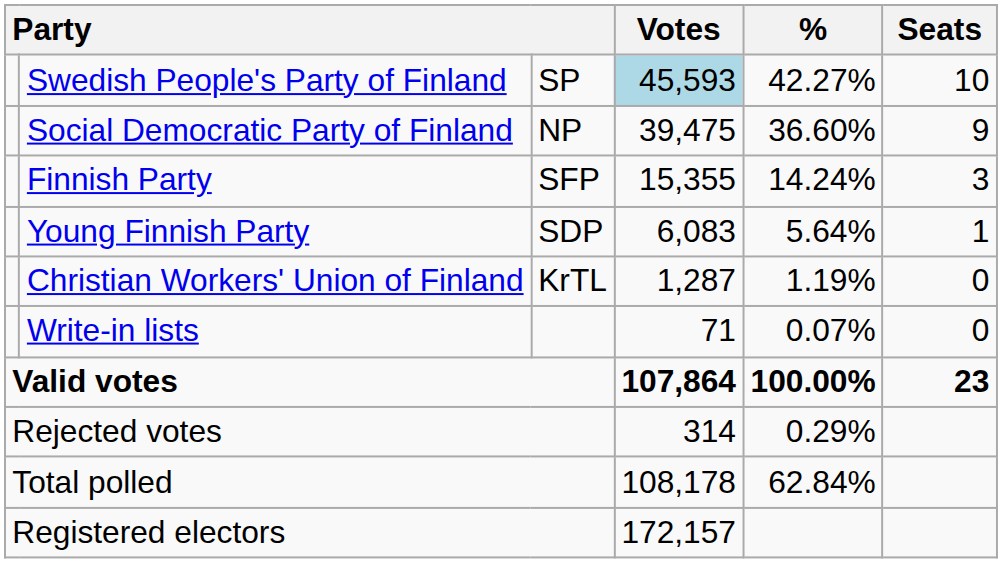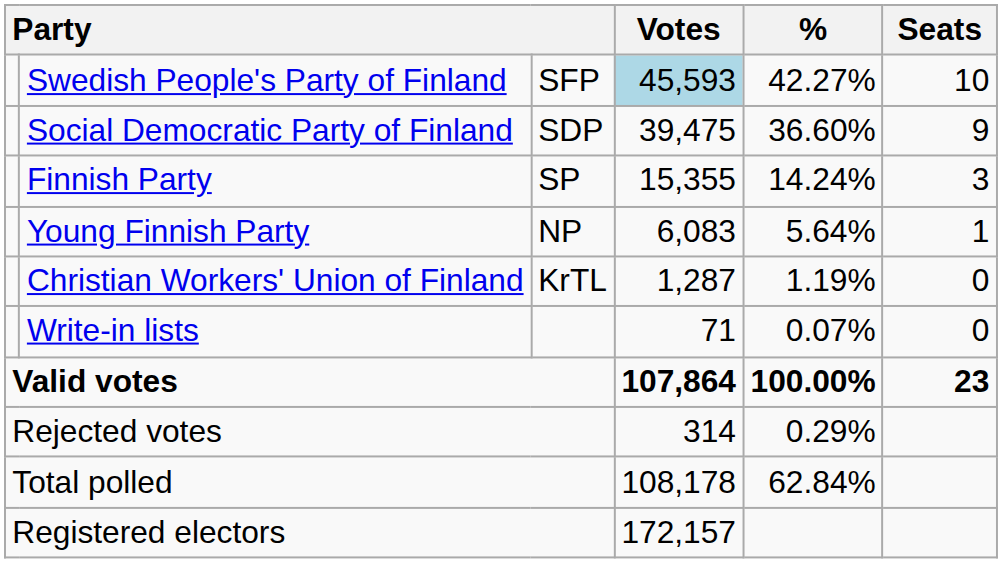(559, 79) SP -> (569, 79) SFP
(560, 130) NP -> (571, 130) SDP
(569, 180) SFP -> (559, 180) SP
(571, 230) SDP -> (560, 230) NP
